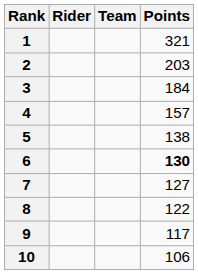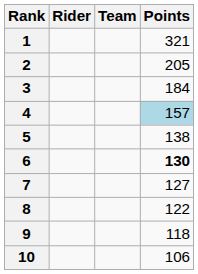(177, 64) 203 -> (177, 64) 205
(177, 112) no background -> (177, 112) lightblue background
(178, 233) 117 -> (178, 233) 118
